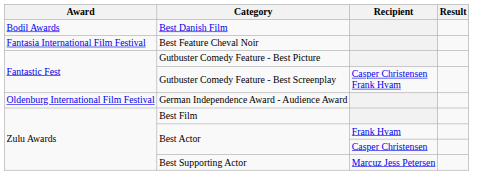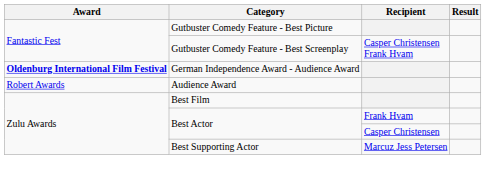- row: (193, 27)
- row: (209, 43)
(81, 100) normal -> (87, 69) bold
+ row: (204, 85)
